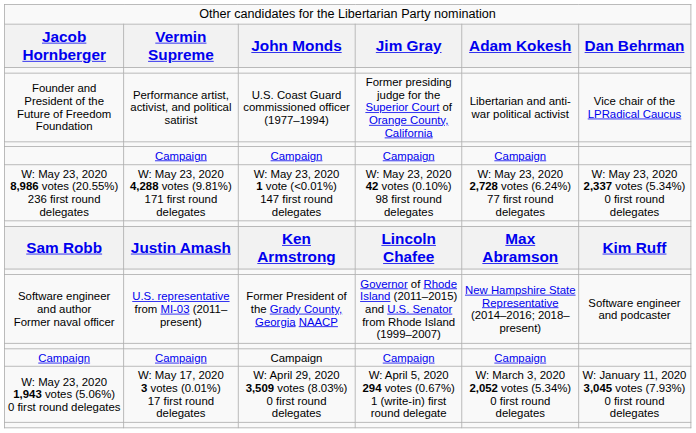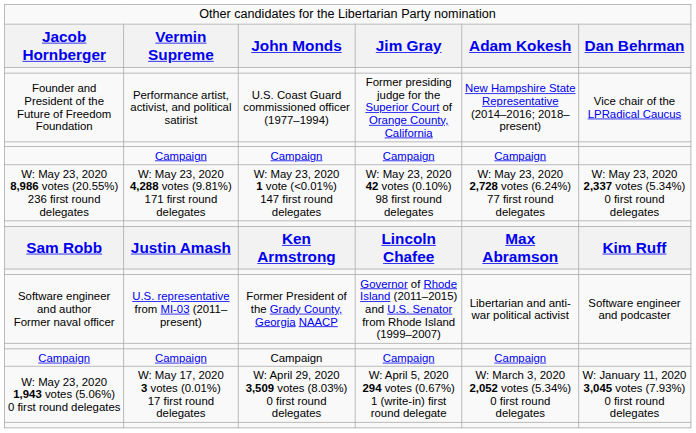(520, 108) Libertarian and anti-war political activist -> (520, 108) New Hampshire State Representative (2014–2016; 2018–present)
(520, 309) New Hampshire State Representative (2014–2016; 2018–present) -> (520, 309) Libertarian and anti-war political activist
